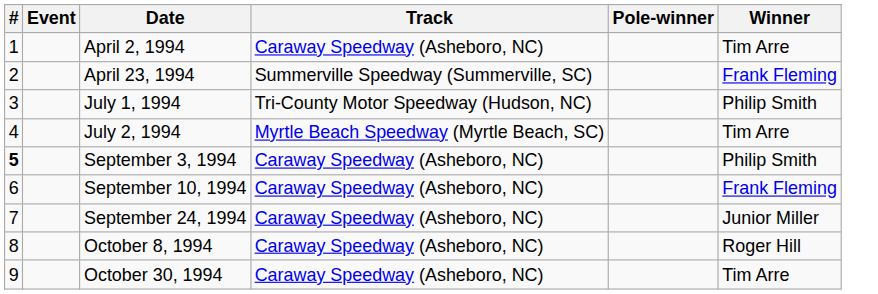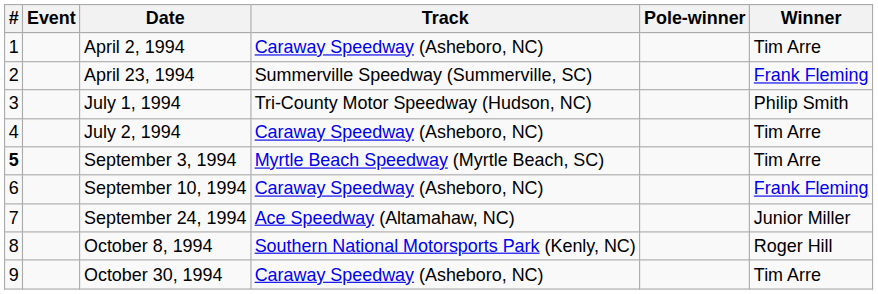(429, 132) Myrtle Beach Speedway (Myrtle Beach, SC) -> (399, 132) Caraway Speedway (Asheboro, NC)
(399, 160) Caraway Speedway (Asheboro, NC) -> (429, 160) Myrtle Beach Speedway (Myrtle Beach, SC)
(770, 160) Philip Smith -> (787, 160) Tim Arre
(399, 217) Caraway Speedway (Asheboro, NC) -> (385, 217) Ace Speedway (Altamahaw, NC)
(399, 246) Caraway Speedway (Asheboro, NC) -> (445, 246) Southern National Motorsports Park (Kenly, NC)
